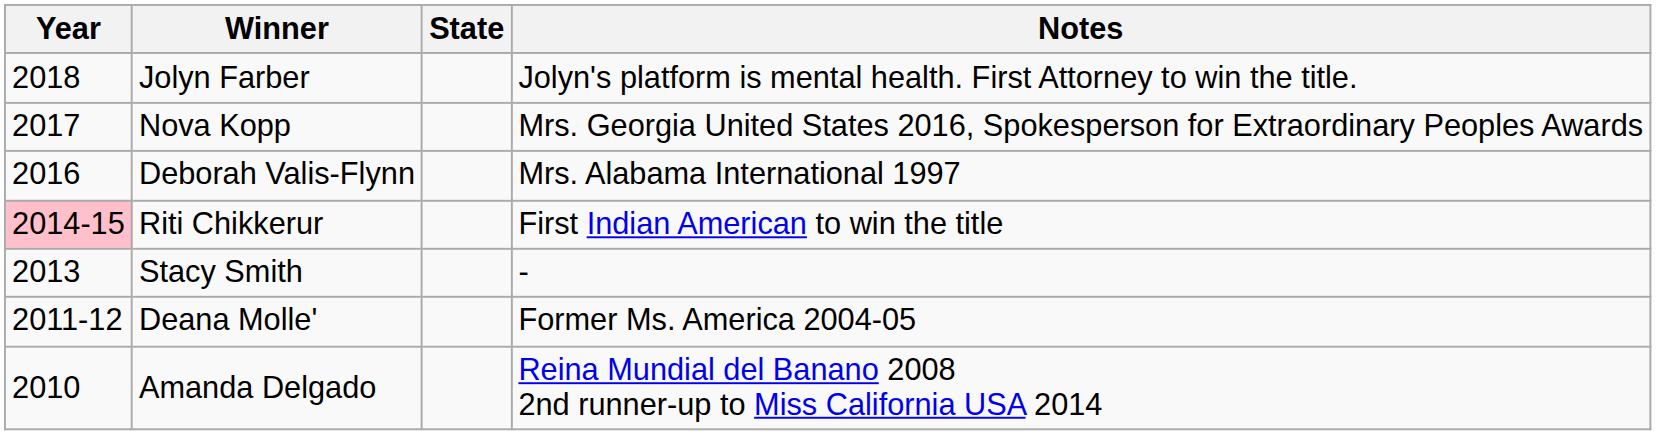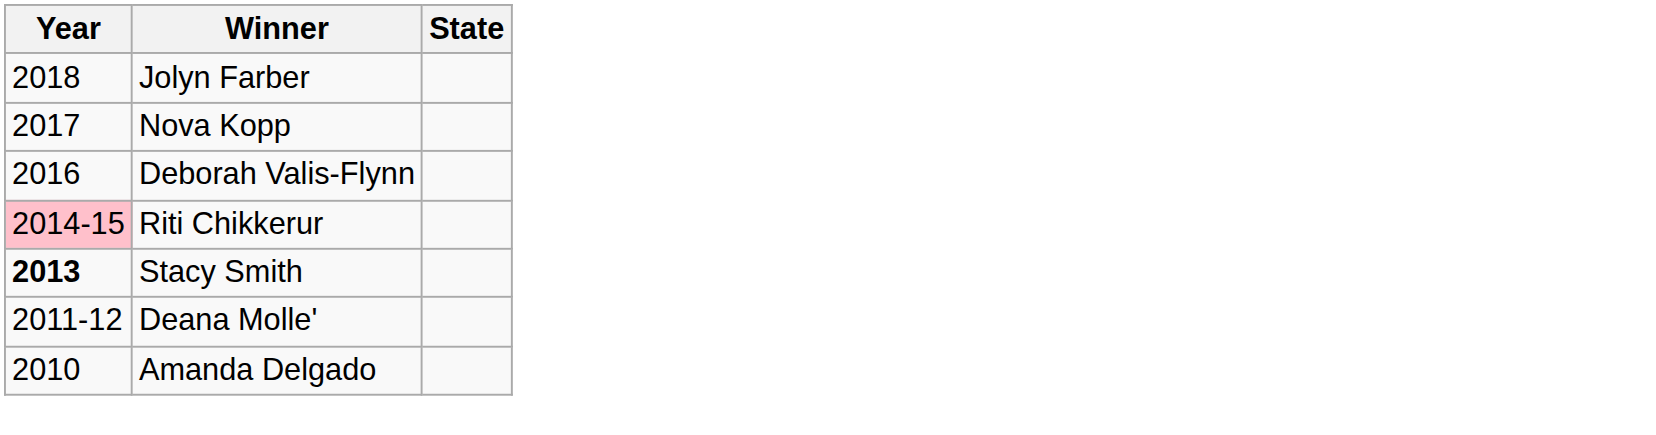- column: (1081, 28)
(46, 272) normal -> (46, 272) bold
